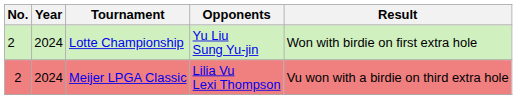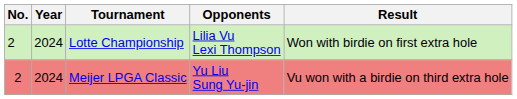(226, 43) Yu Liu Sung Yu-jin -> (237, 43) Lilia Vu Lexi Thompson
(237, 77) Lilia Vu Lexi Thompson -> (226, 77) Yu Liu Sung Yu-jin
